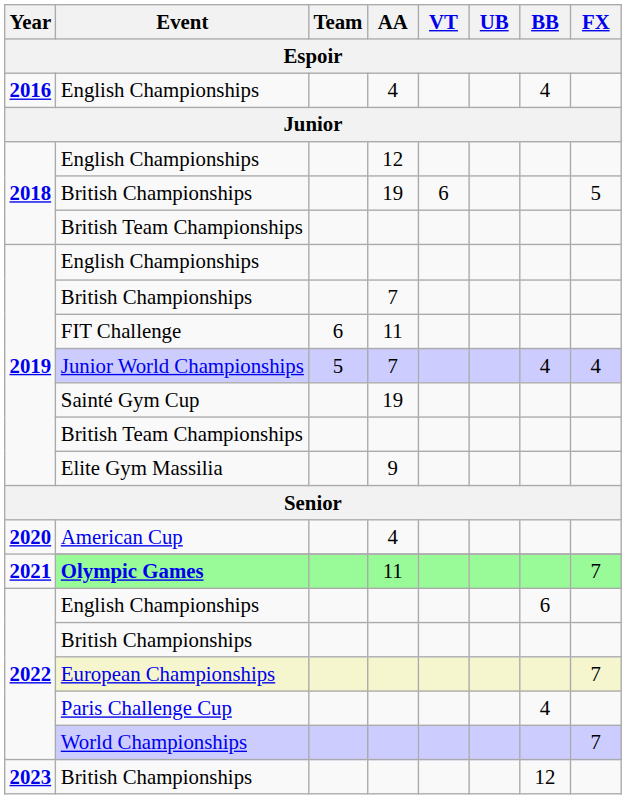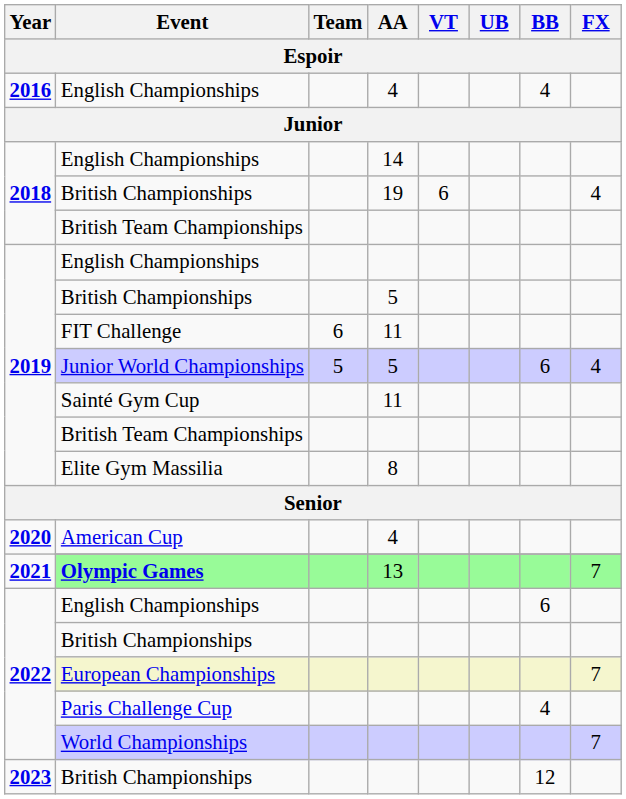(393, 159) 12 -> (393, 159) 14
(596, 193) 5 -> (596, 193) 4
(393, 296) 7 -> (393, 296) 5
(393, 365) 7 -> (393, 365) 5
(545, 365) 4 -> (545, 365) 6
(393, 399) 19 -> (393, 399) 11
(393, 468) 9 -> (393, 468) 8
(393, 571) 11 -> (393, 571) 13
